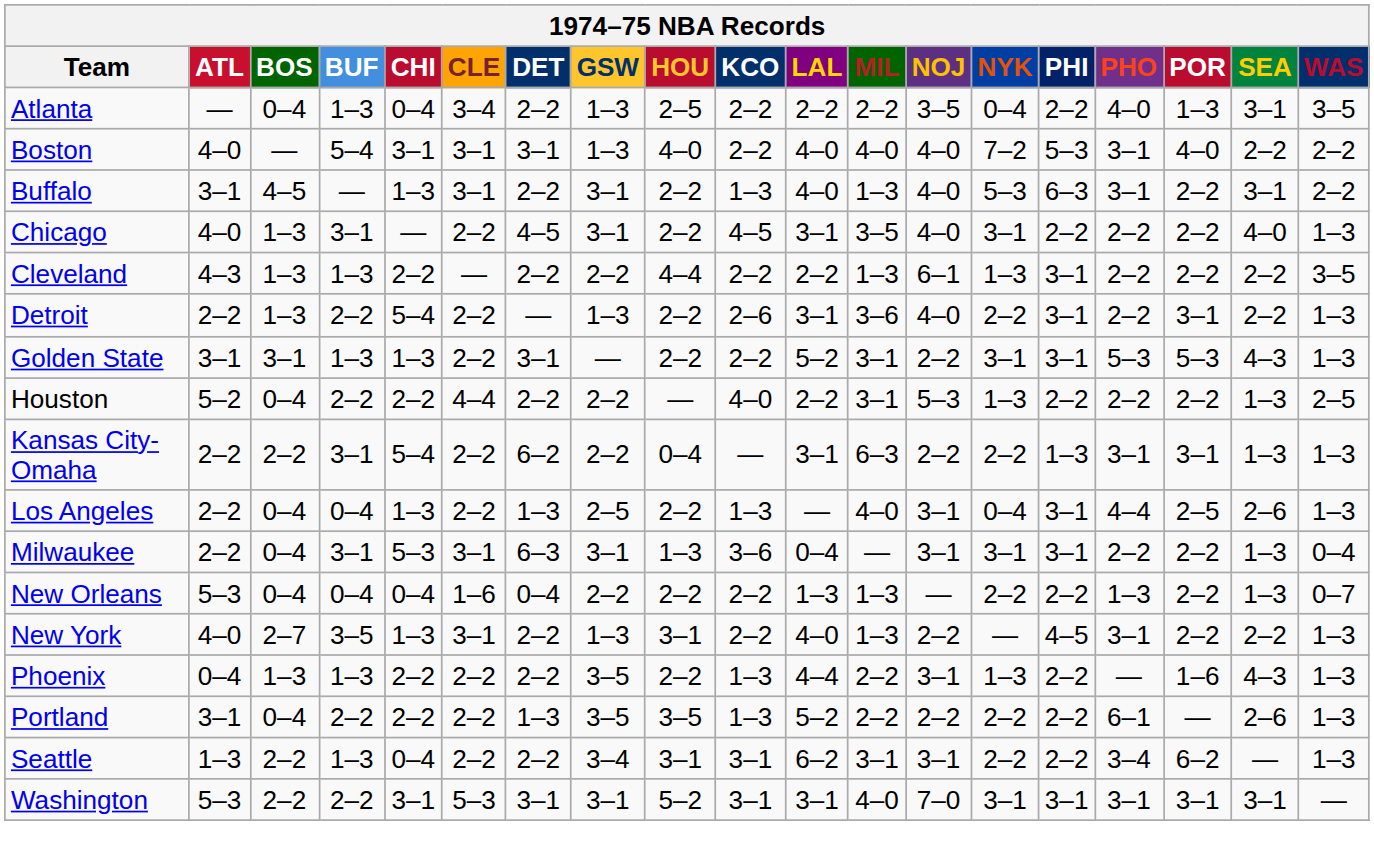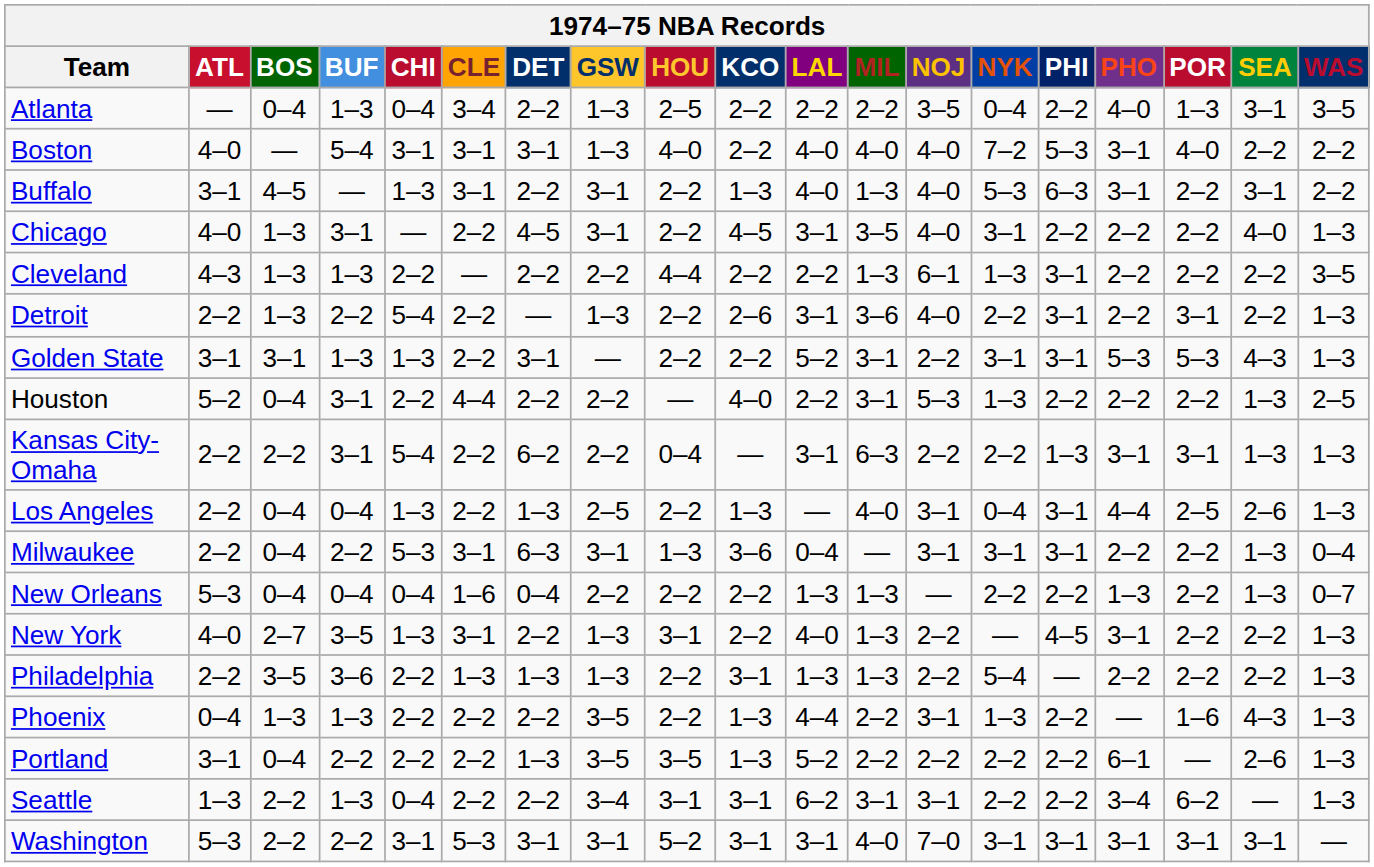(352, 398) 2–2 -> (352, 398) 3–1
(352, 552) 3–1 -> (352, 552) 2–2
+ row: (82, 676)
